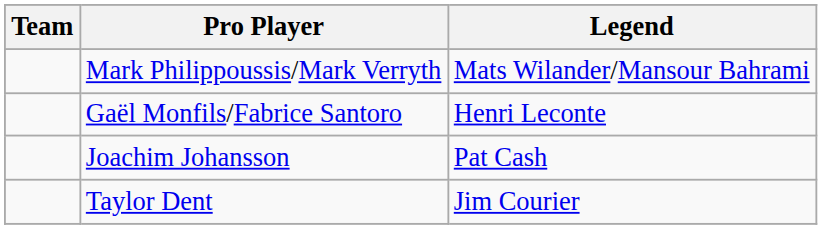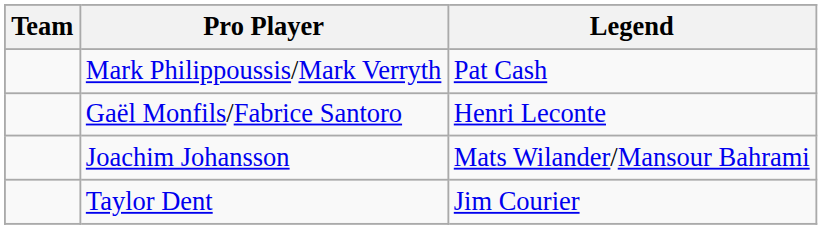(632, 70) Mats Wilander/Mansour Bahrami -> (501, 70) Pat Cash
(501, 157) Pat Cash -> (632, 157) Mats Wilander/Mansour Bahrami
